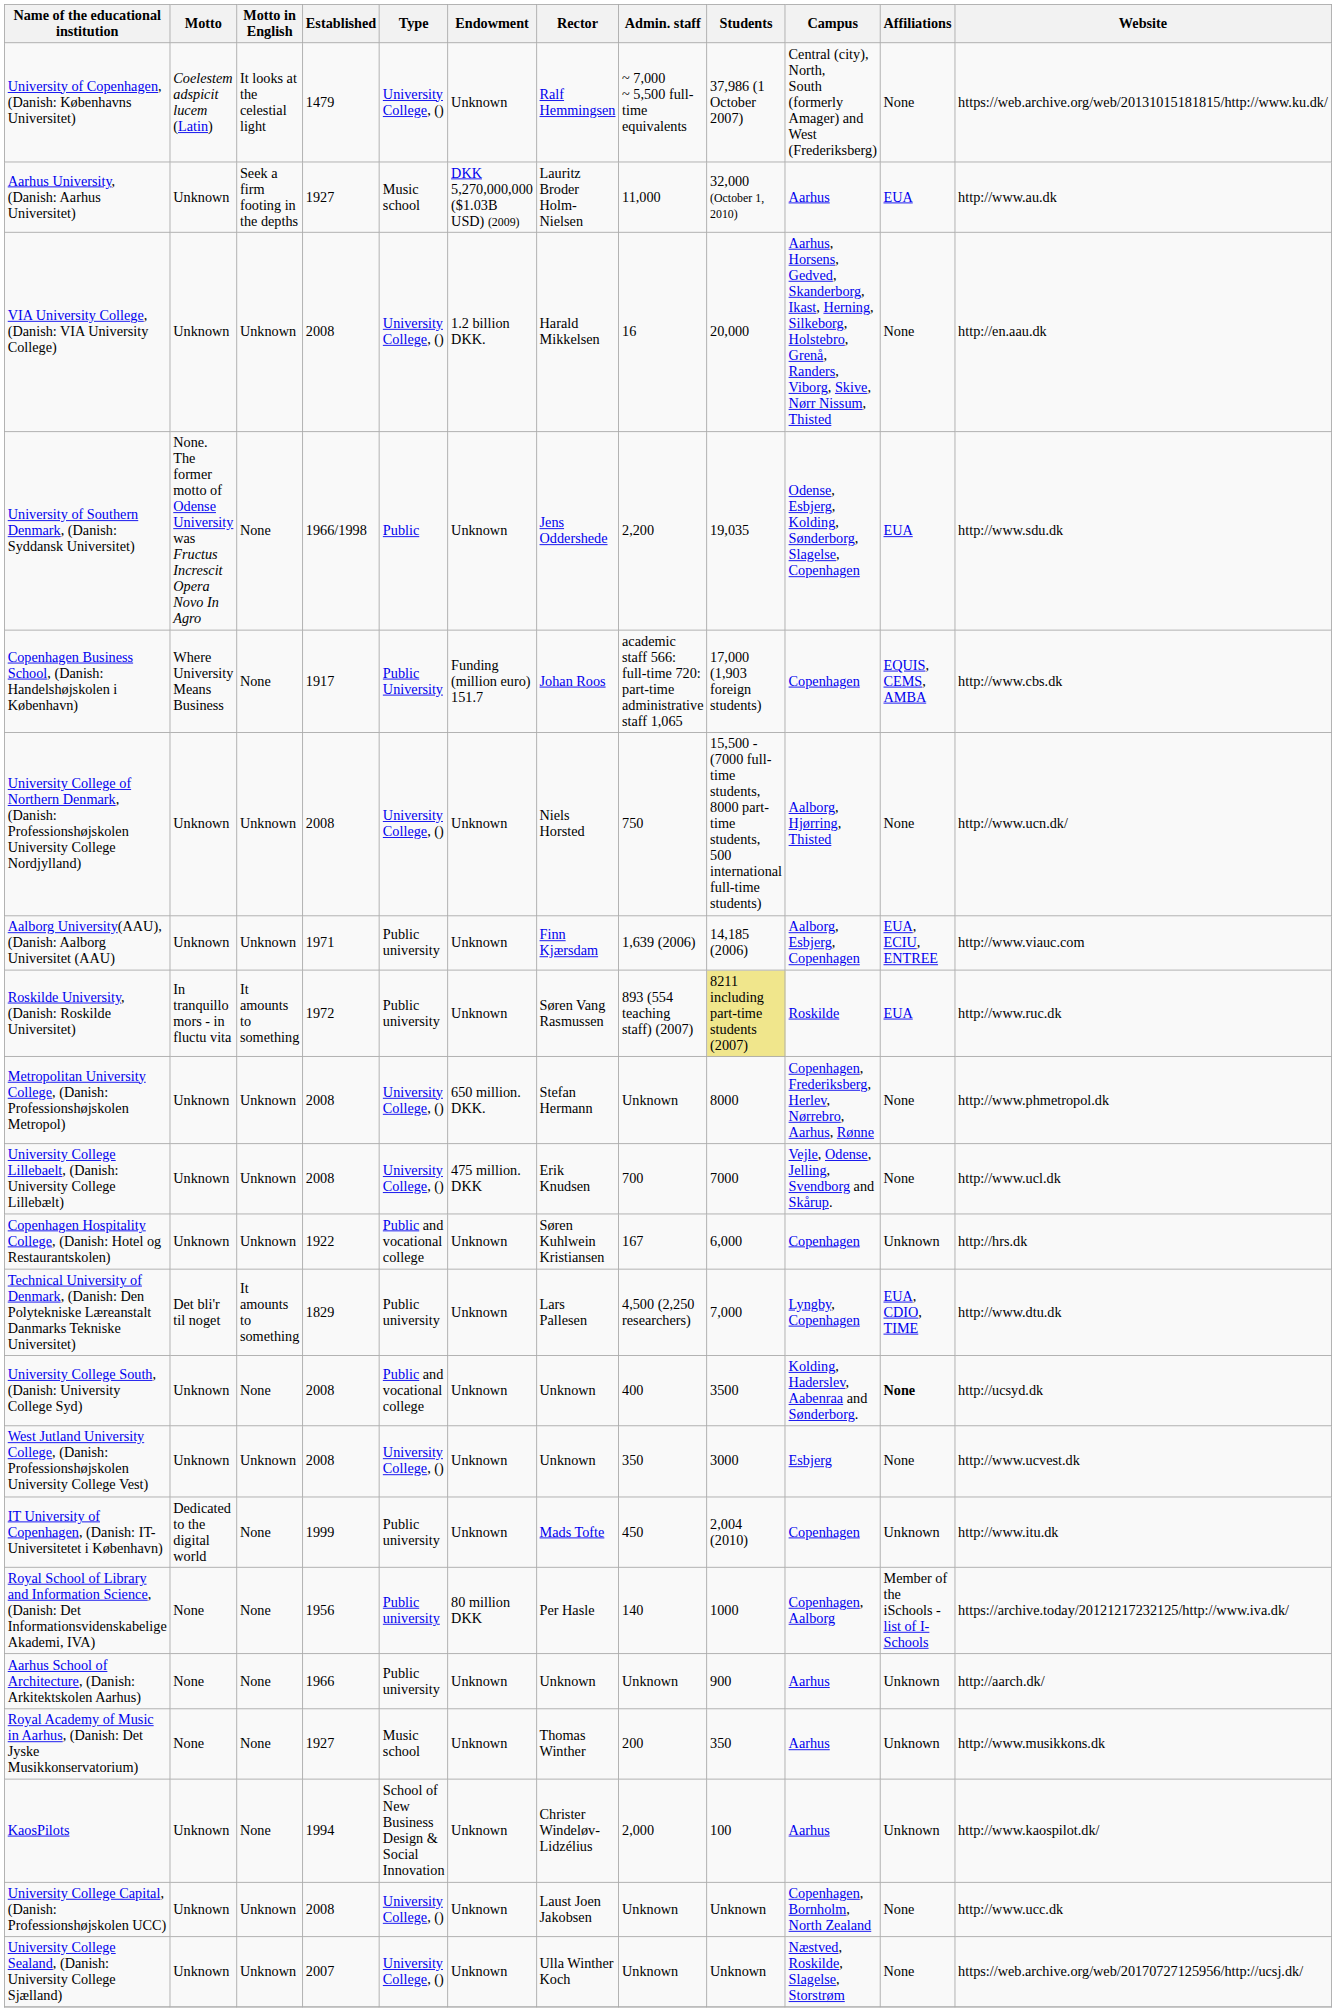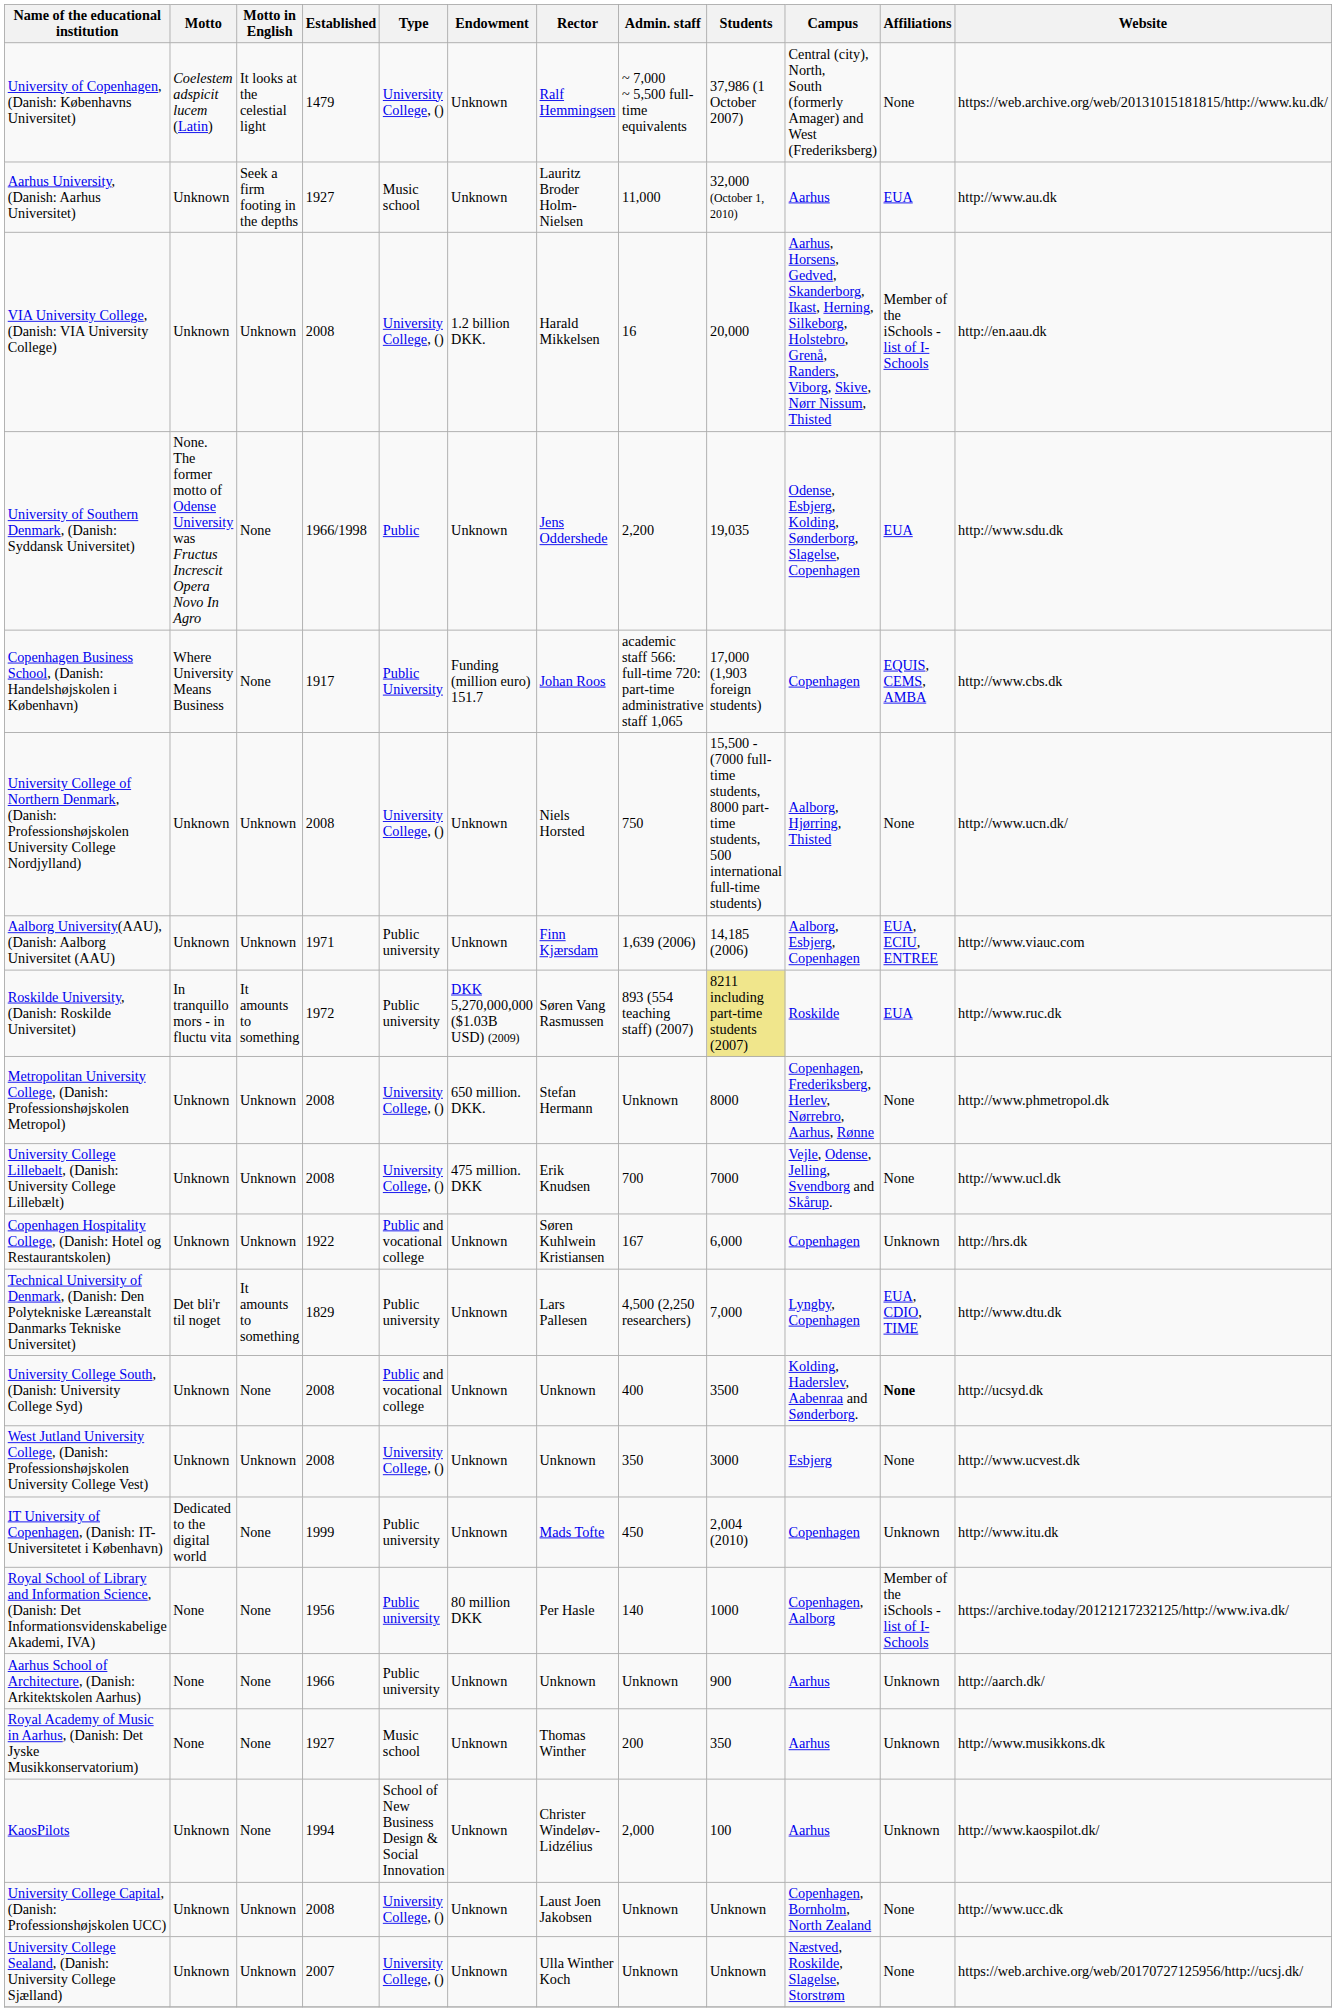(492, 197) DKK 5,270,000,000 ($1.03B USD) (2009) -> (479, 197) Unknown
(899, 331) None -> (915, 331) Member of the iSchools - list of I-Schools
(479, 1013) Unknown -> (492, 1013) DKK 5,270,000,000 ($1.03B USD) (2009)
